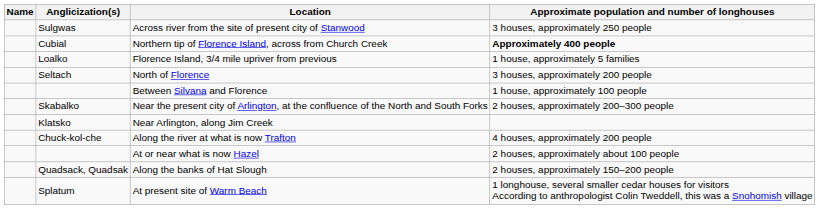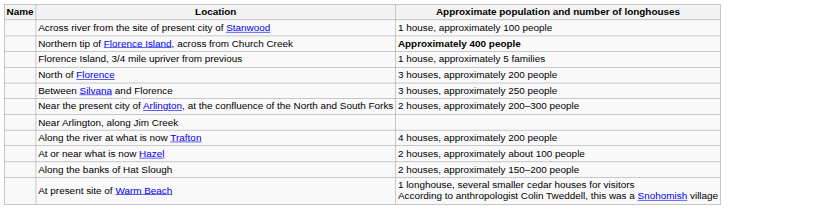- column: (83, 12)
(572, 28) 3 houses, approximately 250 people -> (475, 28) 1 house, approximately 100 people
(570, 91) 1 house, approximately 100 people -> (478, 91) 3 houses, approximately 250 people
